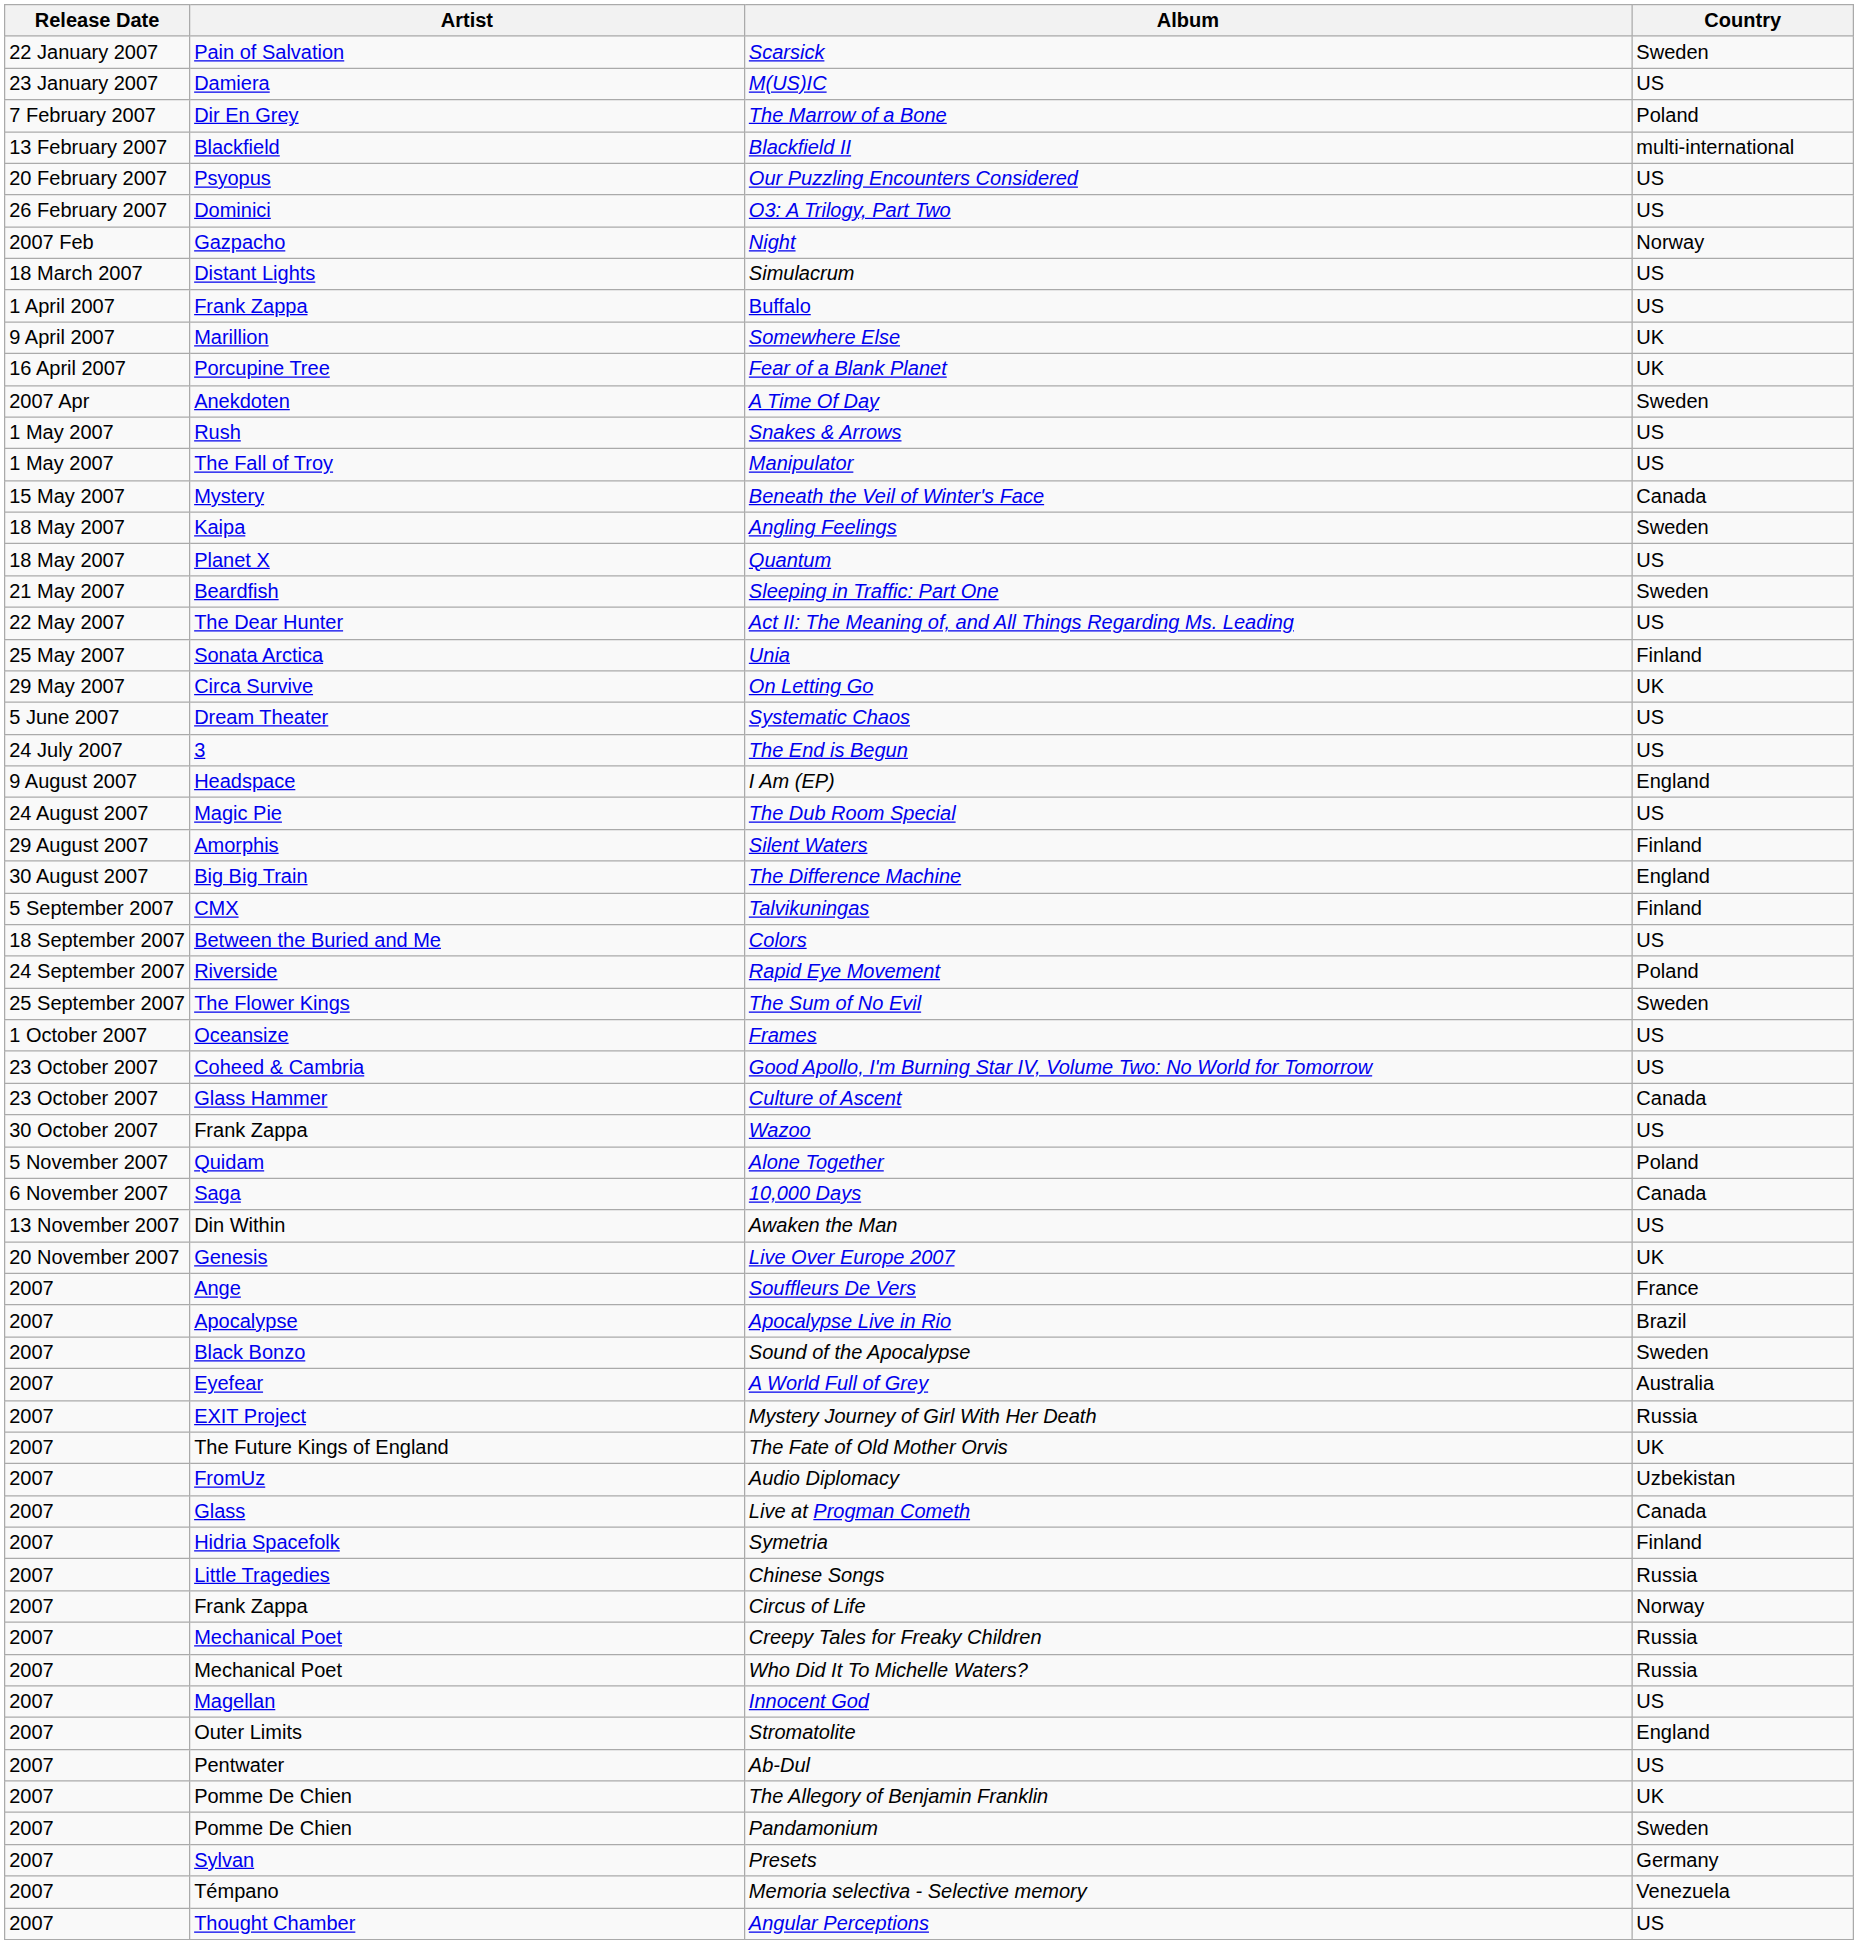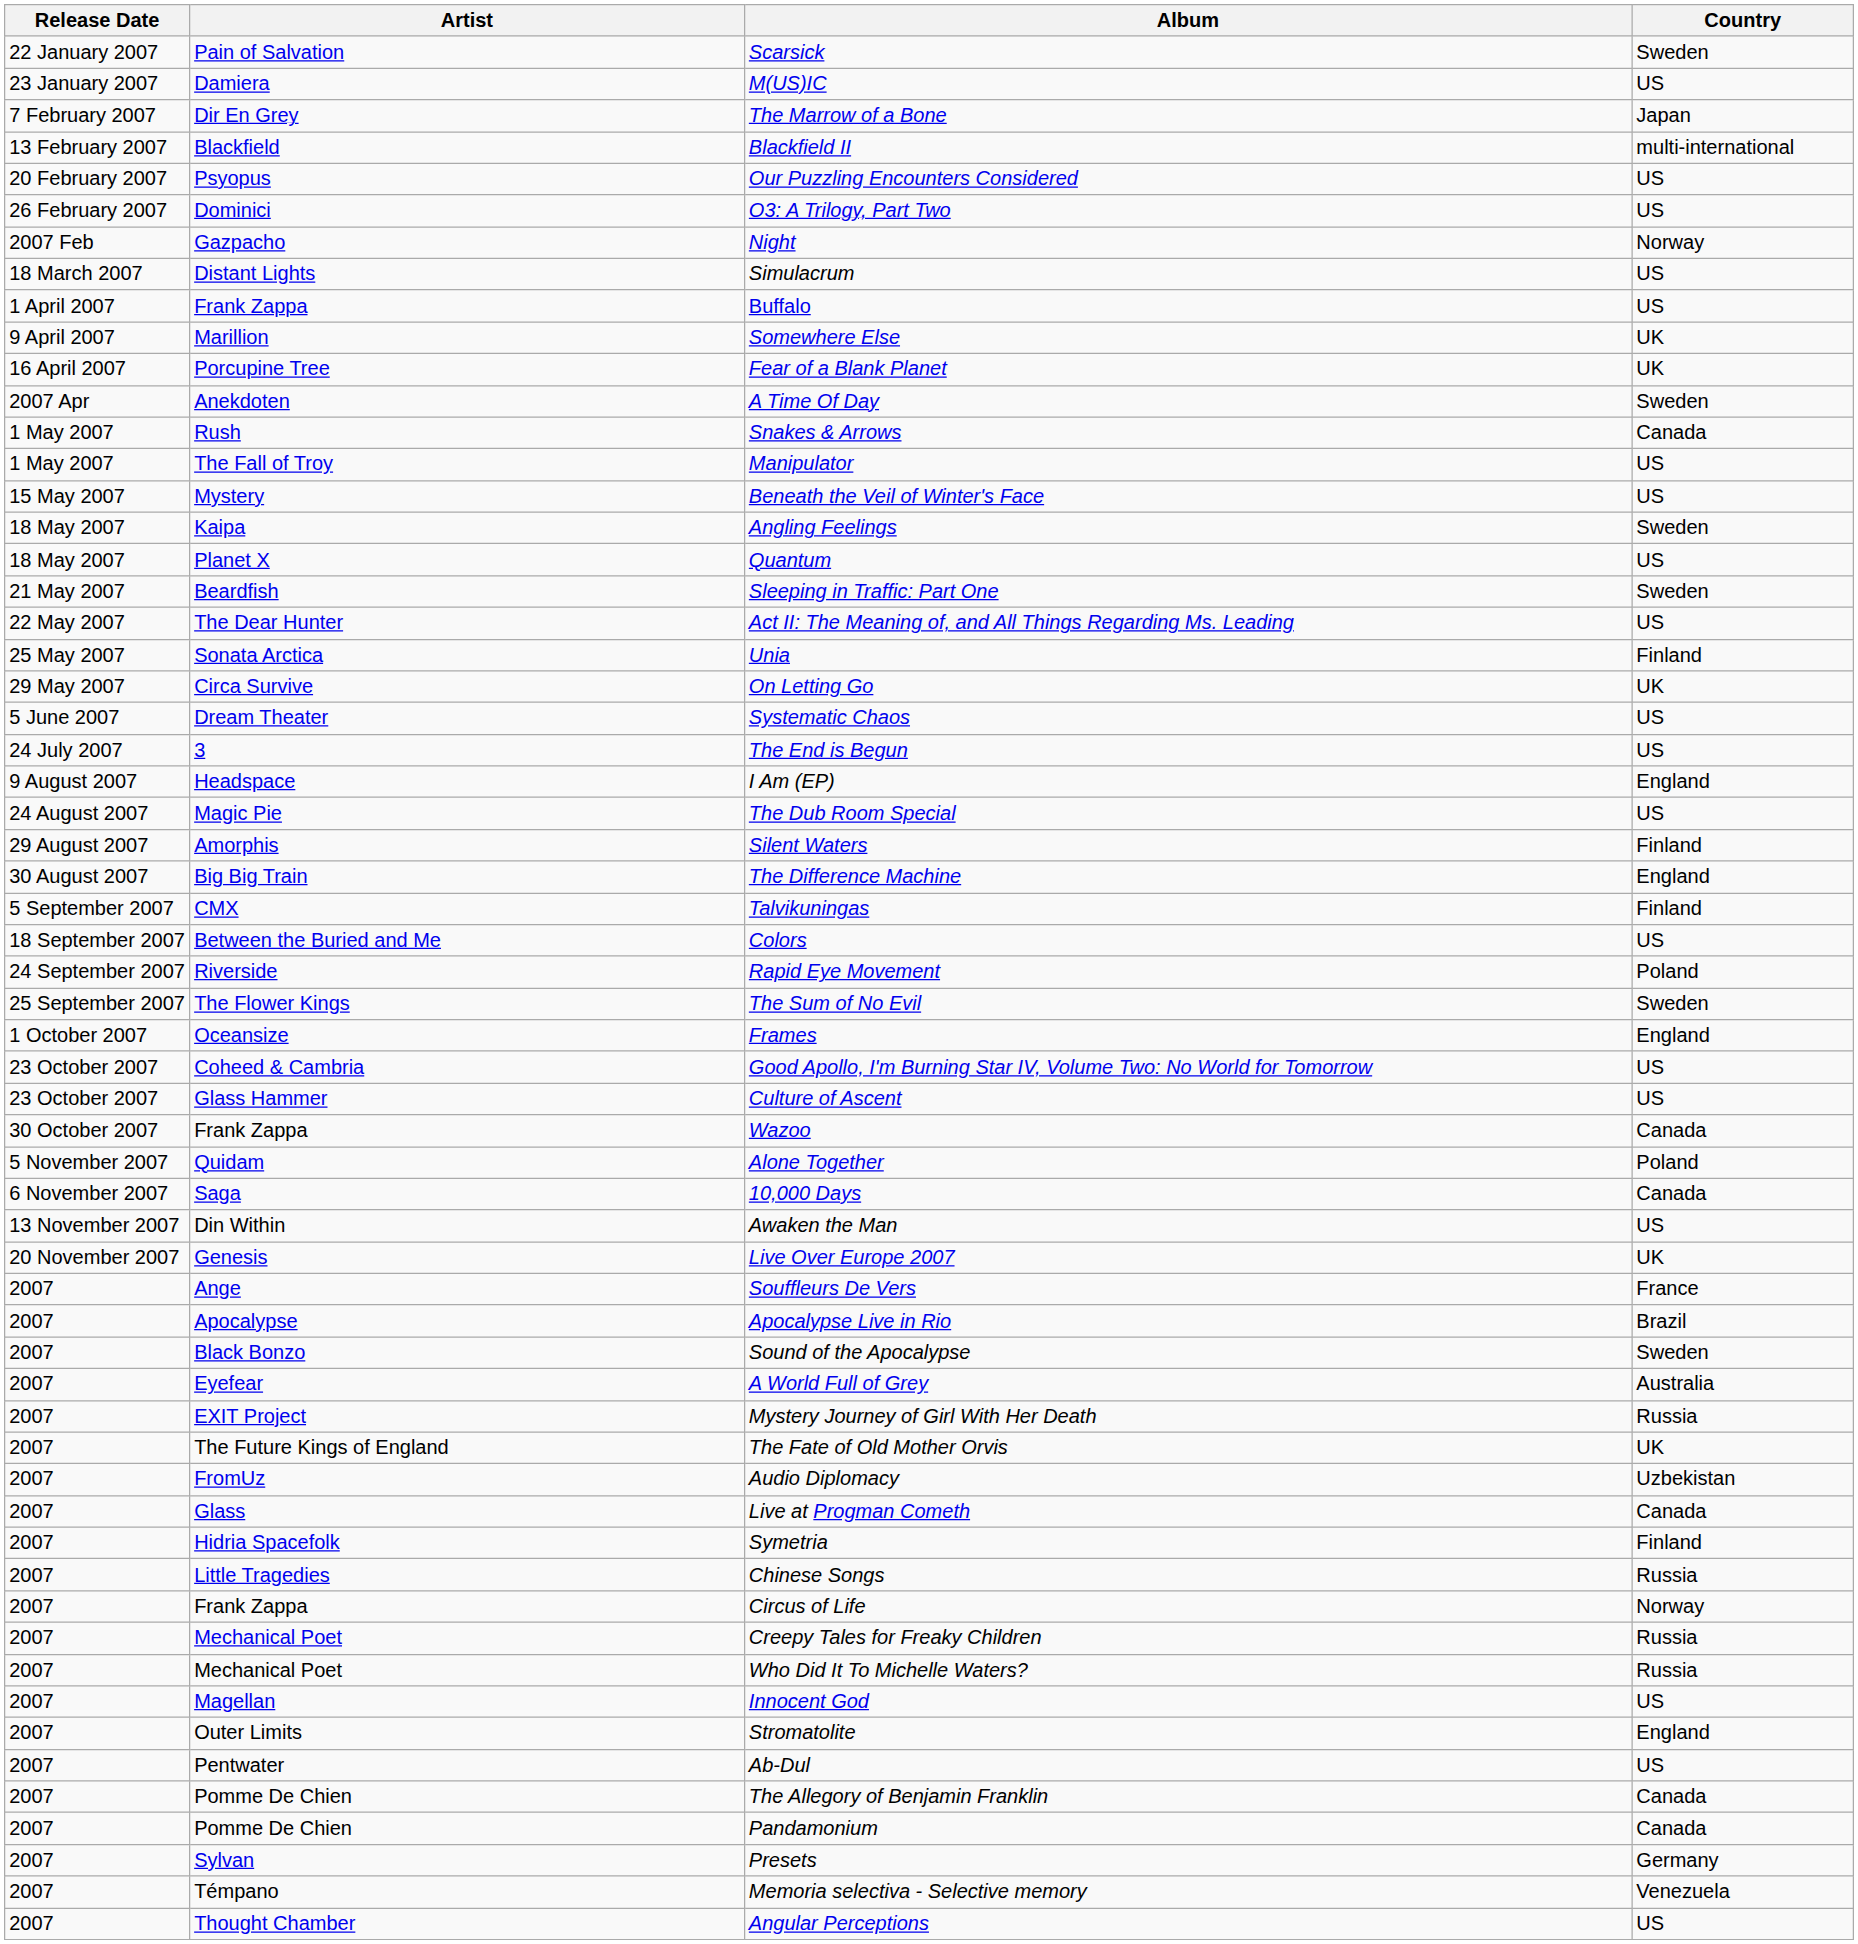(1668, 115) Poland -> (1664, 115) Japan
(1650, 432) US -> (1671, 432) Canada
(1671, 496) Canada -> (1650, 496) US
(1650, 1035) US -> (1673, 1035) England
(1671, 1098) Canada -> (1650, 1098) US
(1650, 1130) US -> (1671, 1130) Canada
(1650, 1796) UK -> (1671, 1796) Canada
(1673, 1828) Sweden -> (1671, 1828) Canada
